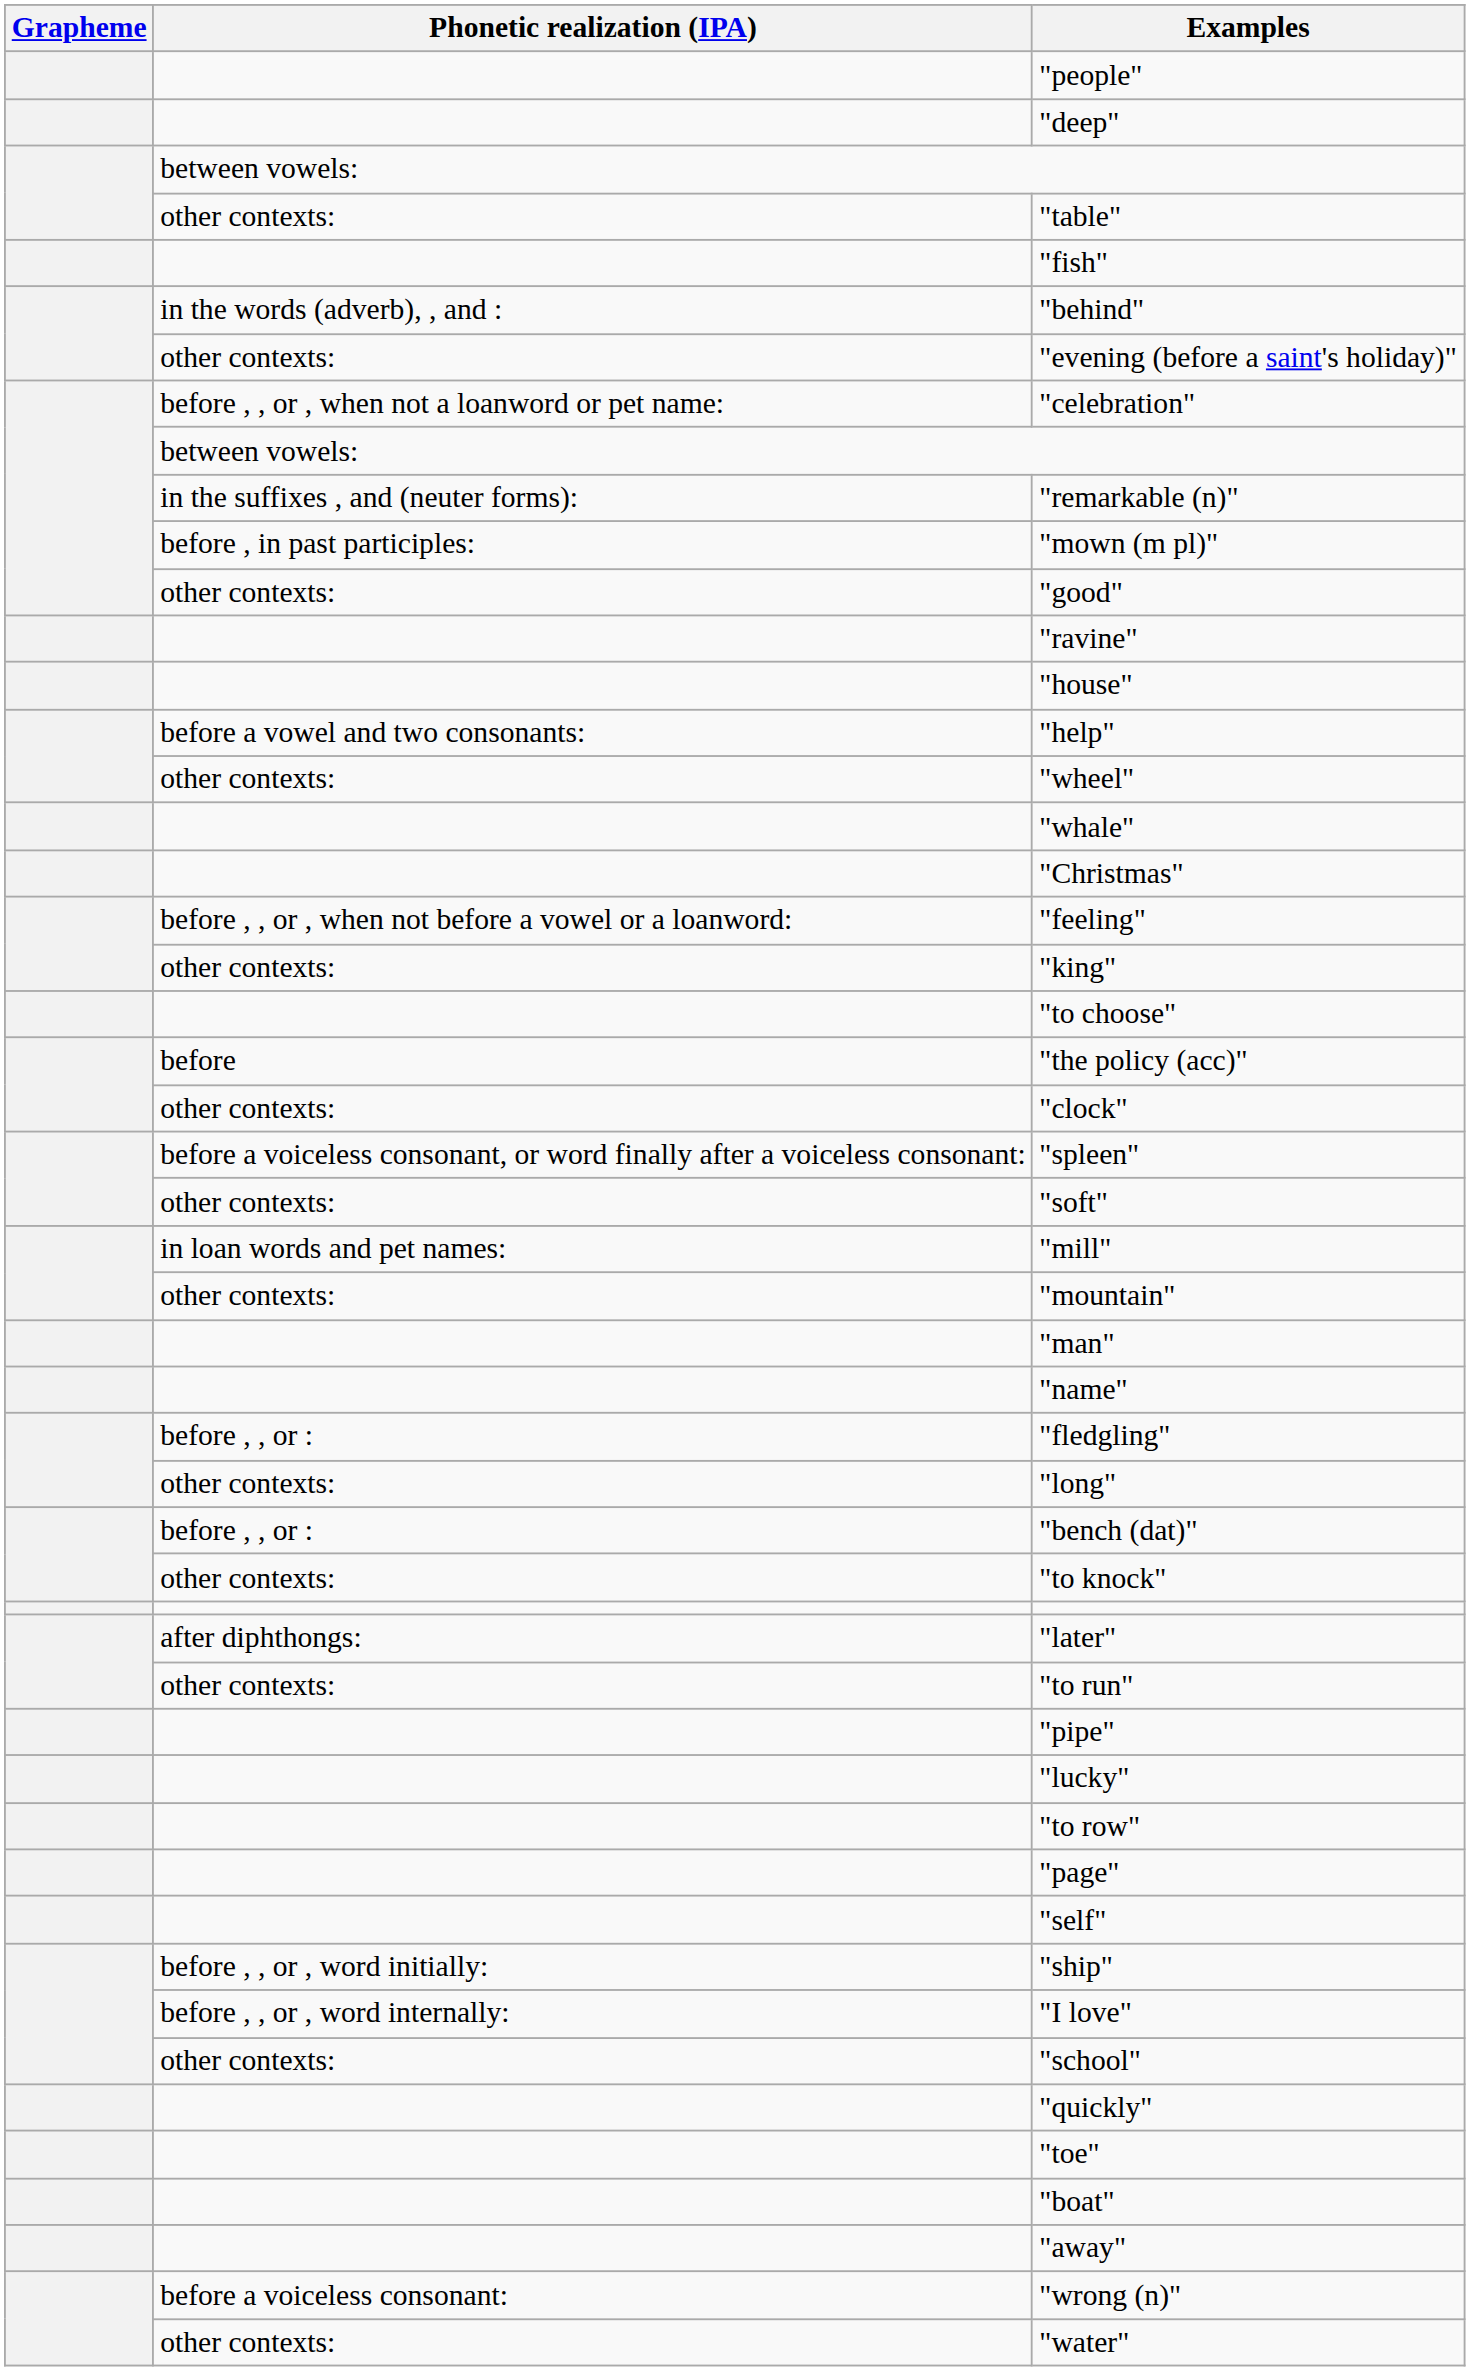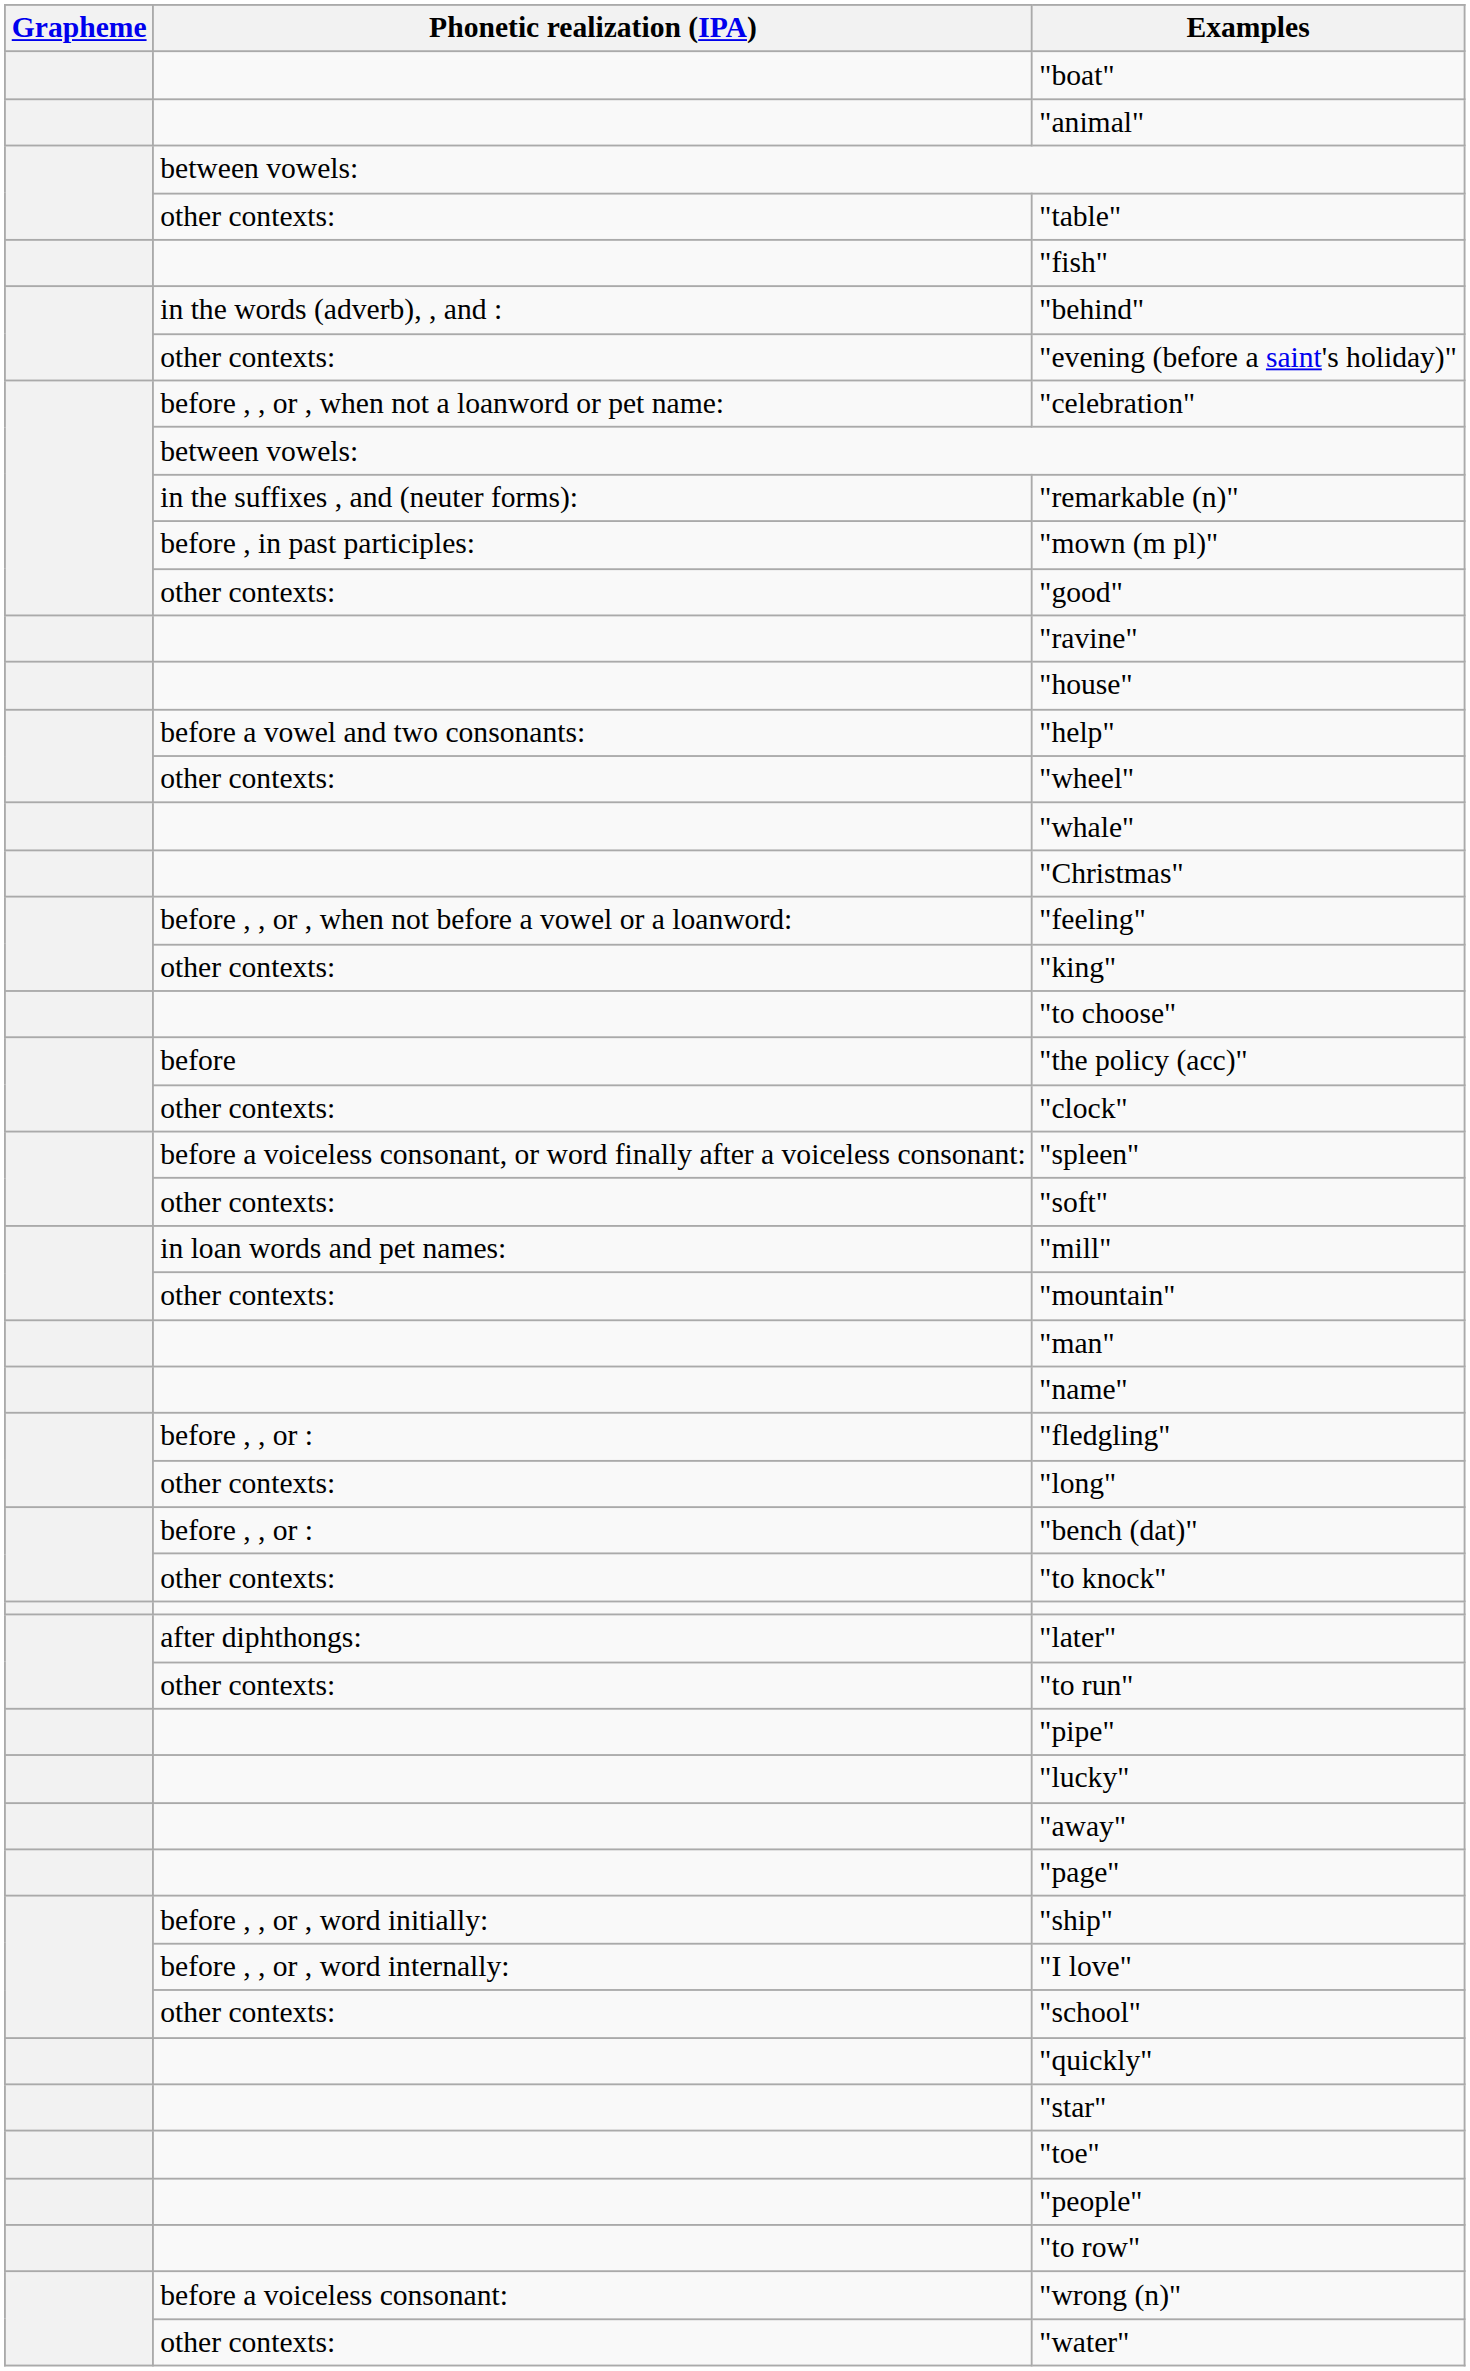rows swapped: (593, 2201) <-> (593, 75)
+ row: (593, 122)
- row: (593, 122)
rows swapped: (593, 1826) <-> (593, 2248)
- row: (593, 1920)
+ row: (593, 2108)
